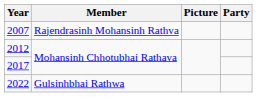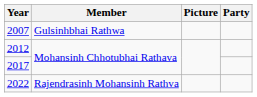(106, 30) Rajendrasinh Mohansinh Rathva -> (79, 30) Gulsinhbhai Rathwa
(79, 83) Gulsinhbhai Rathwa -> (106, 83) Rajendrasinh Mohansinh Rathva
